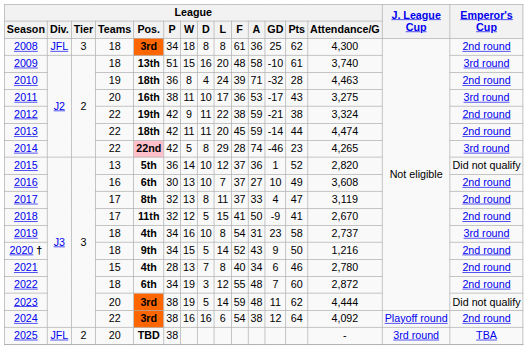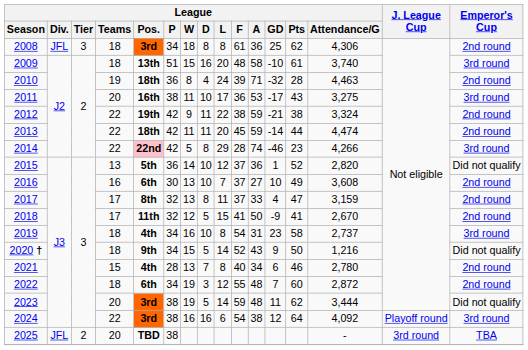(345, 47) 4,300 -> (345, 47) 4,306
(345, 149) 4,265 -> (345, 149) 4,266
(345, 200) 3,119 -> (345, 200) 3,159
(487, 251) 2nd round -> (487, 251) Did not qualify
(345, 302) 4,444 -> (345, 302) 3,444
(487, 319) 2nd round -> (487, 319) 3rd round
